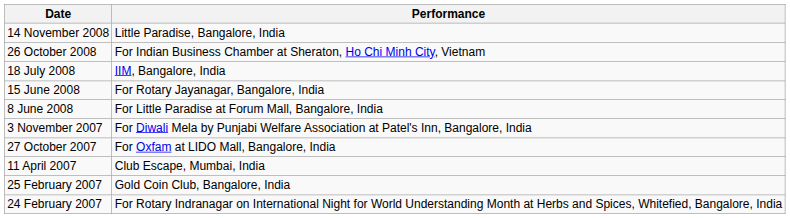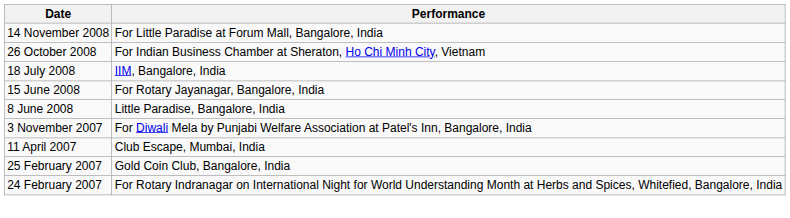(200, 33) Little Paradise, Bangalore, India -> (249, 33) For Little Paradise at Forum Mall, Bangalore, India
(249, 109) For Little Paradise at Forum Mall, Bangalore, India -> (200, 109) Little Paradise, Bangalore, India
- row: (52, 147)
